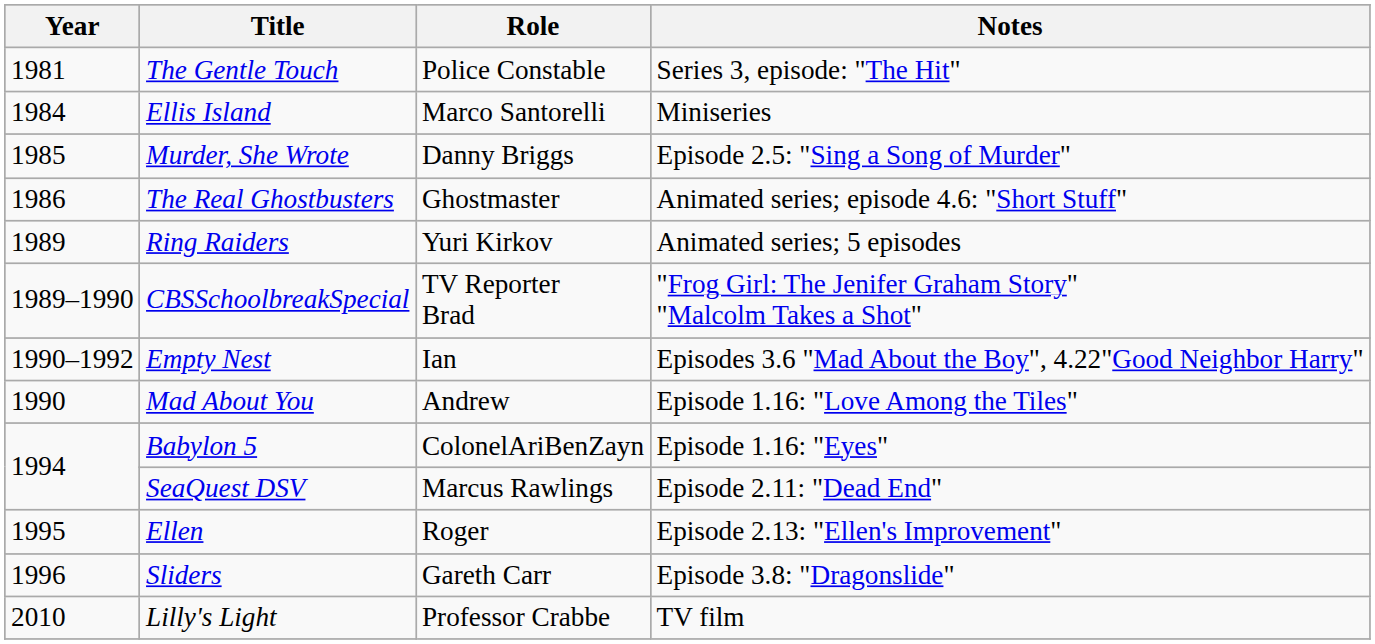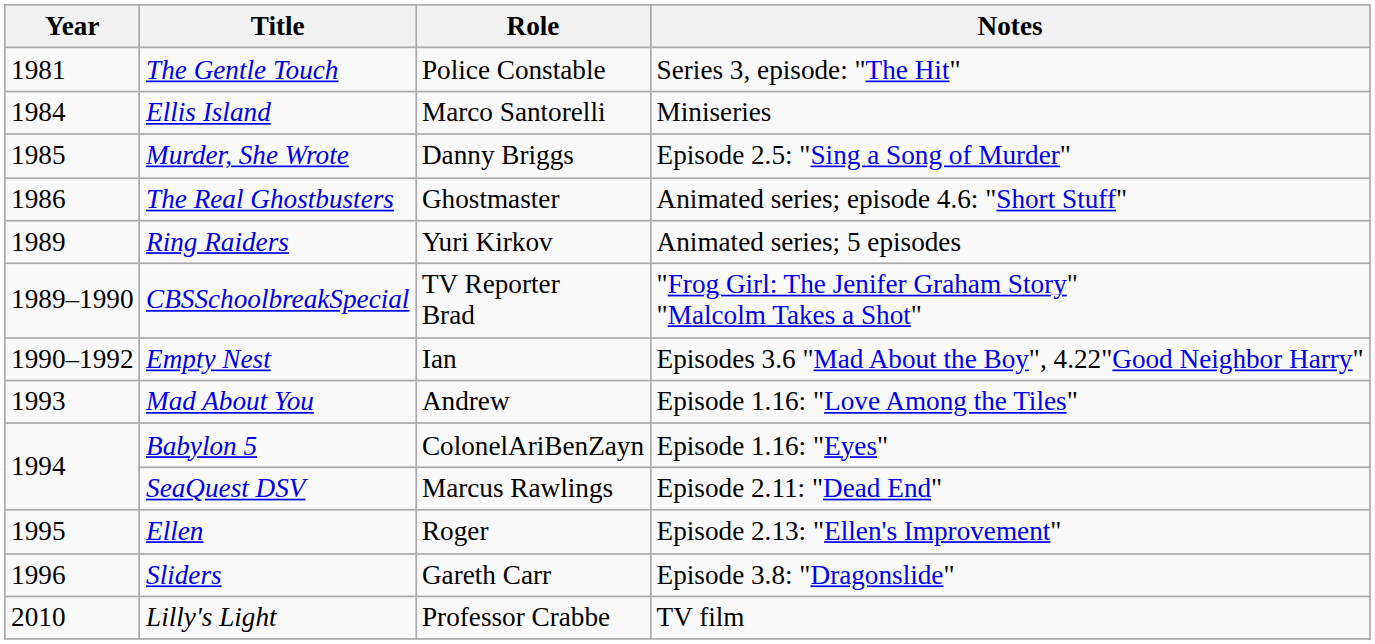(38, 401) 1990 -> (38, 401) 1993
